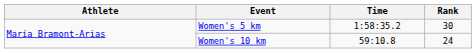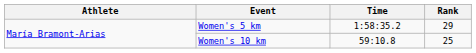(448, 26) 30 -> (448, 26) 29
(448, 40) 24 -> (448, 40) 25
